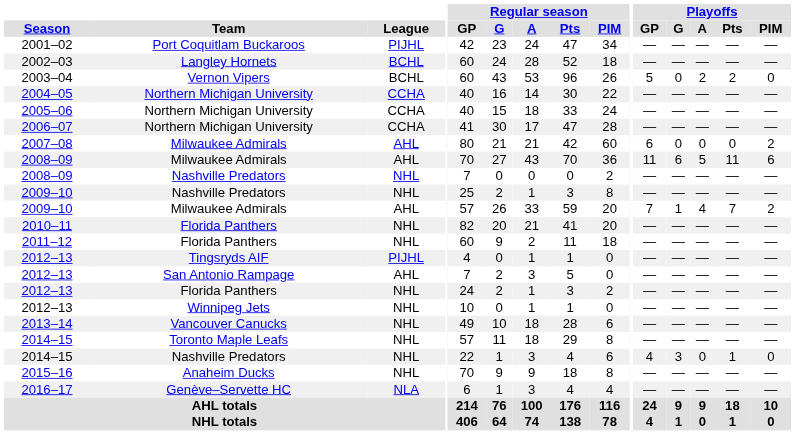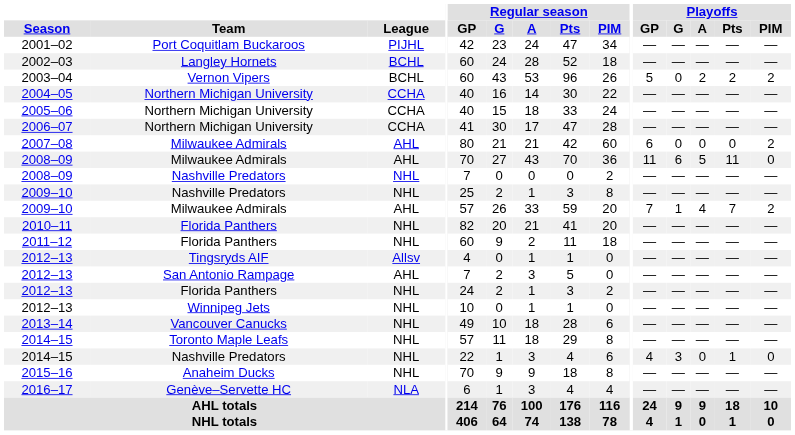(771, 77) 0 -> (771, 77) 2
(771, 159) 6 -> (771, 159) 0
(406, 258) PIJHL -> (406, 258) Allsv
